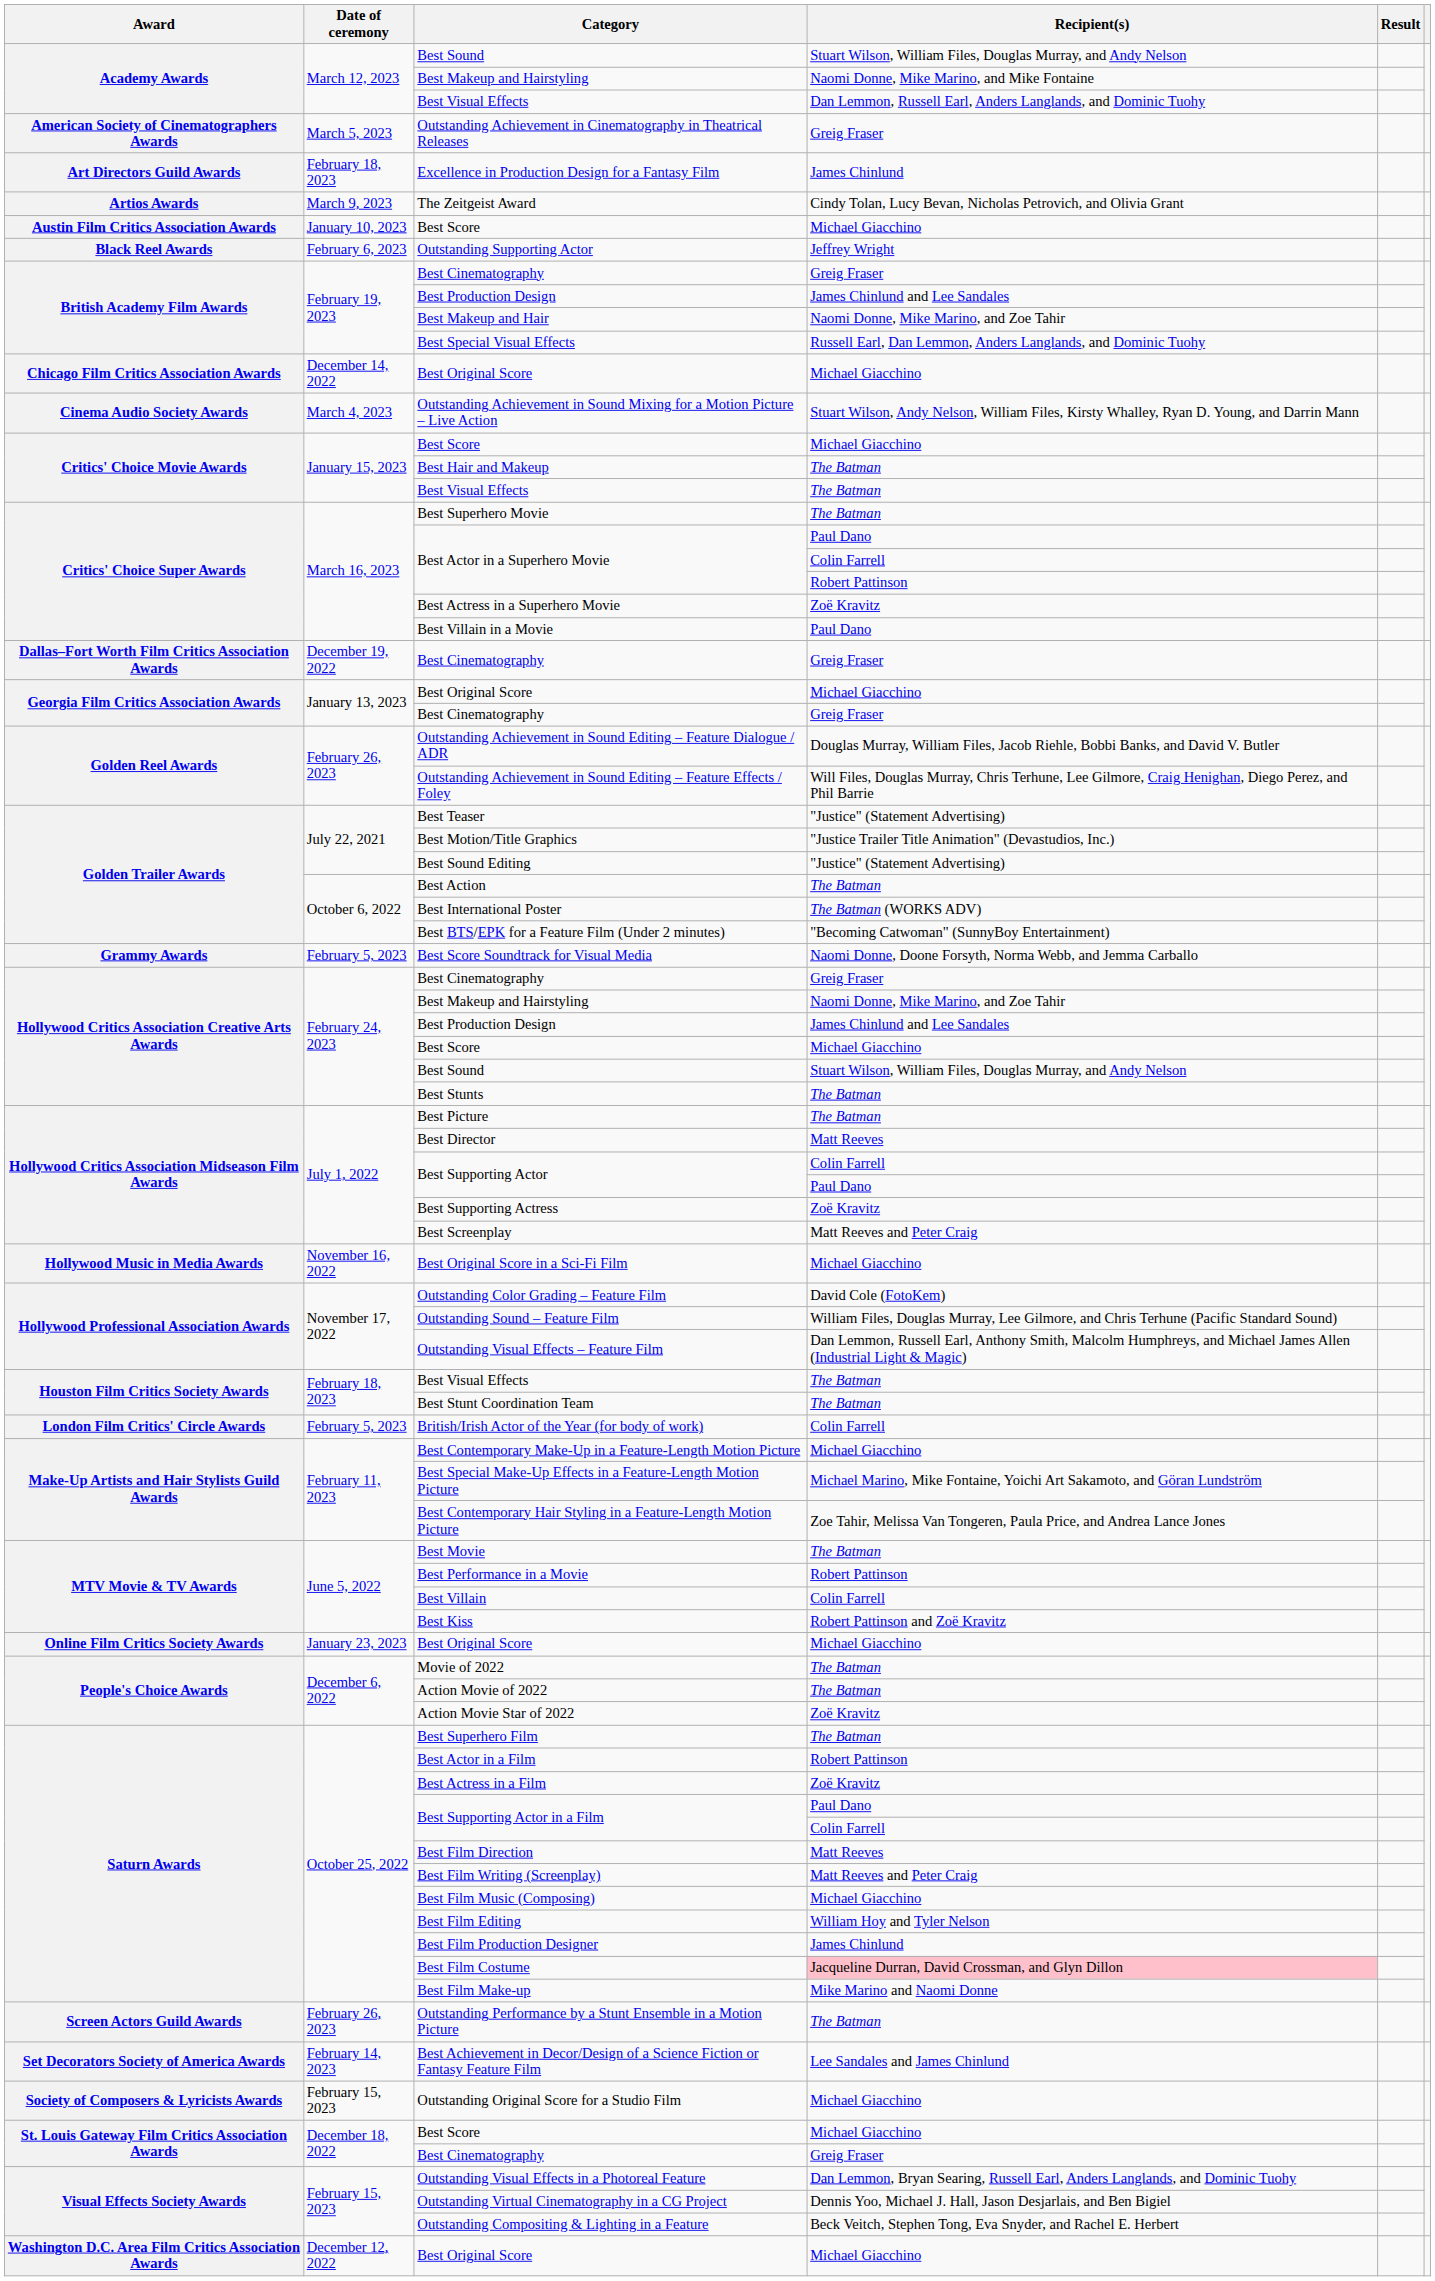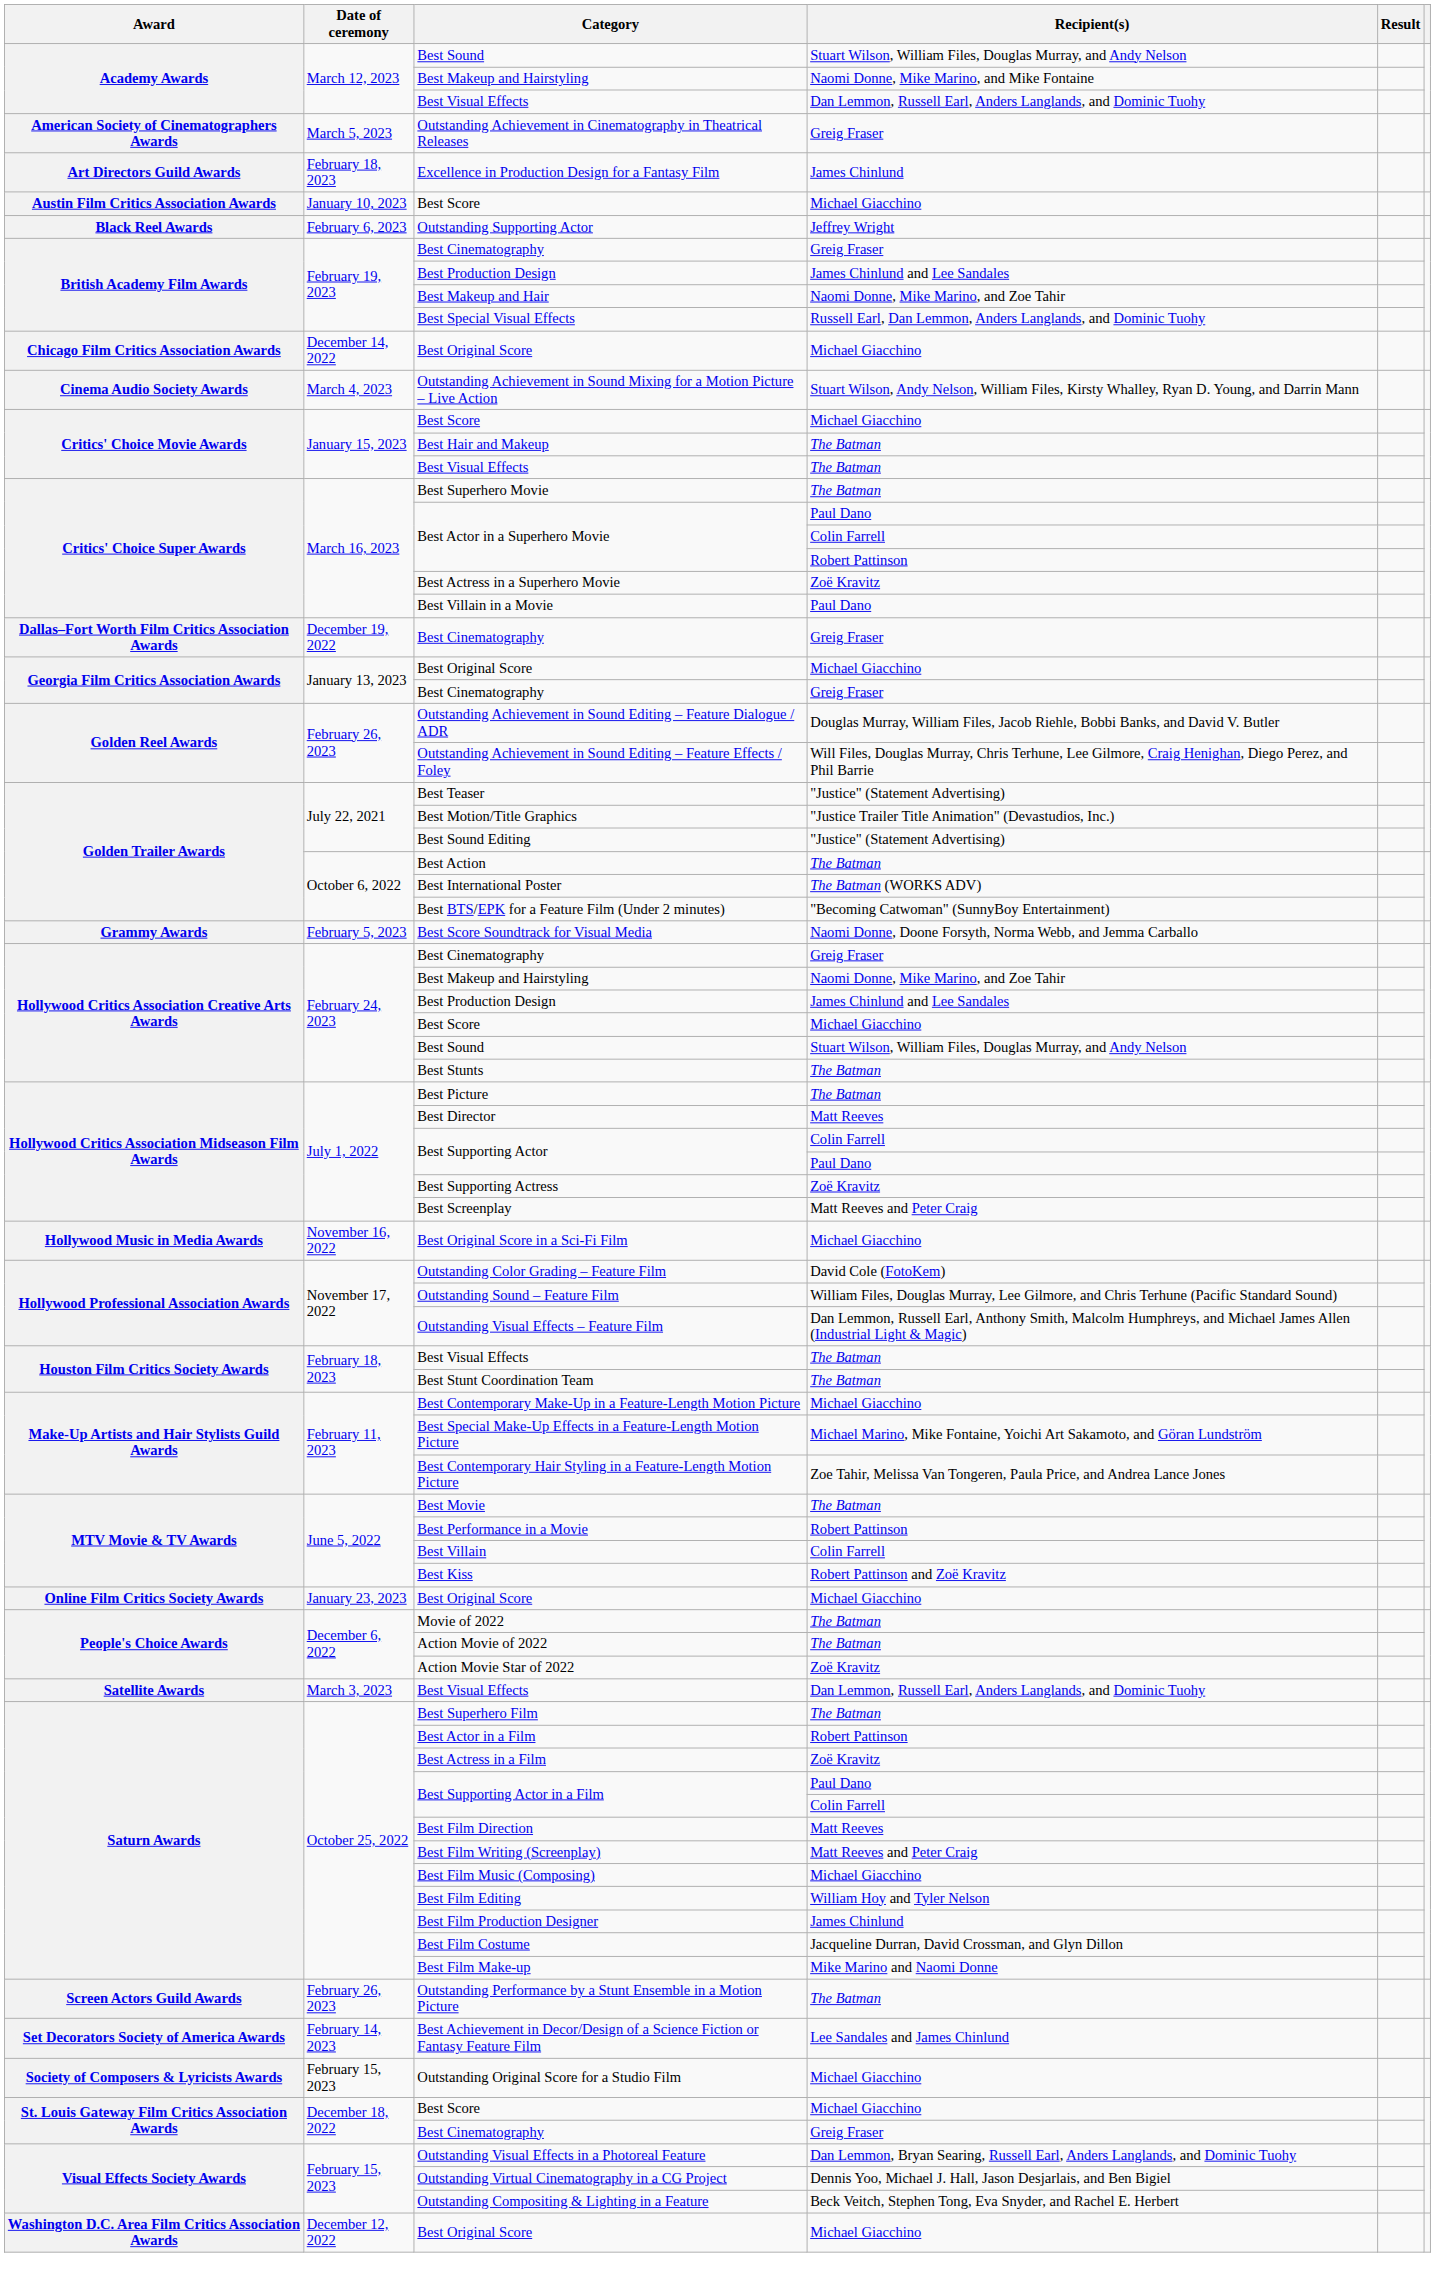- row: (154, 203)
- row: (154, 1426)
+ row: (154, 1690)
(967, 1967) pink background -> (967, 1944) no background
